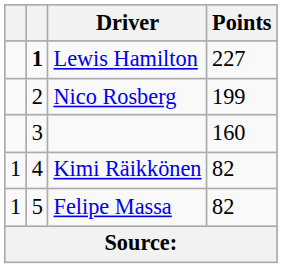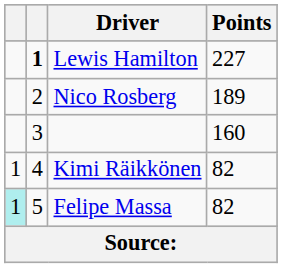(229, 96) 199 -> (229, 96) 189
(16, 206) no background -> (16, 206) paleturquoise background
